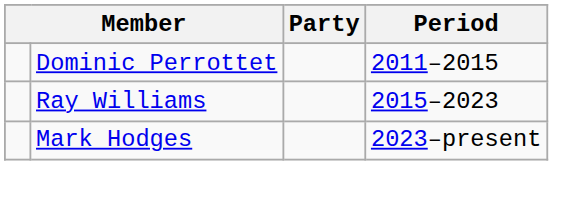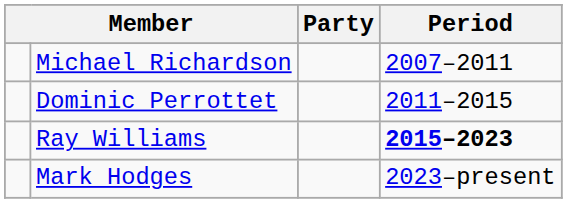+ row: (164, 63)
(435, 101) normal -> (449, 140) bold
